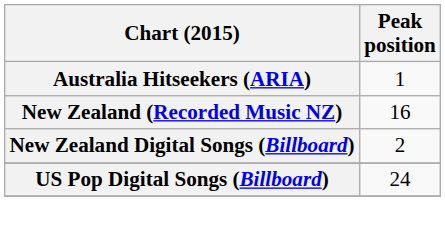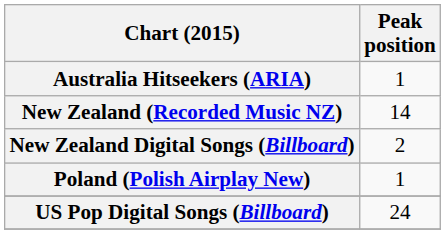(400, 111) 16 -> (400, 111) 14
+ row: (182, 178)
